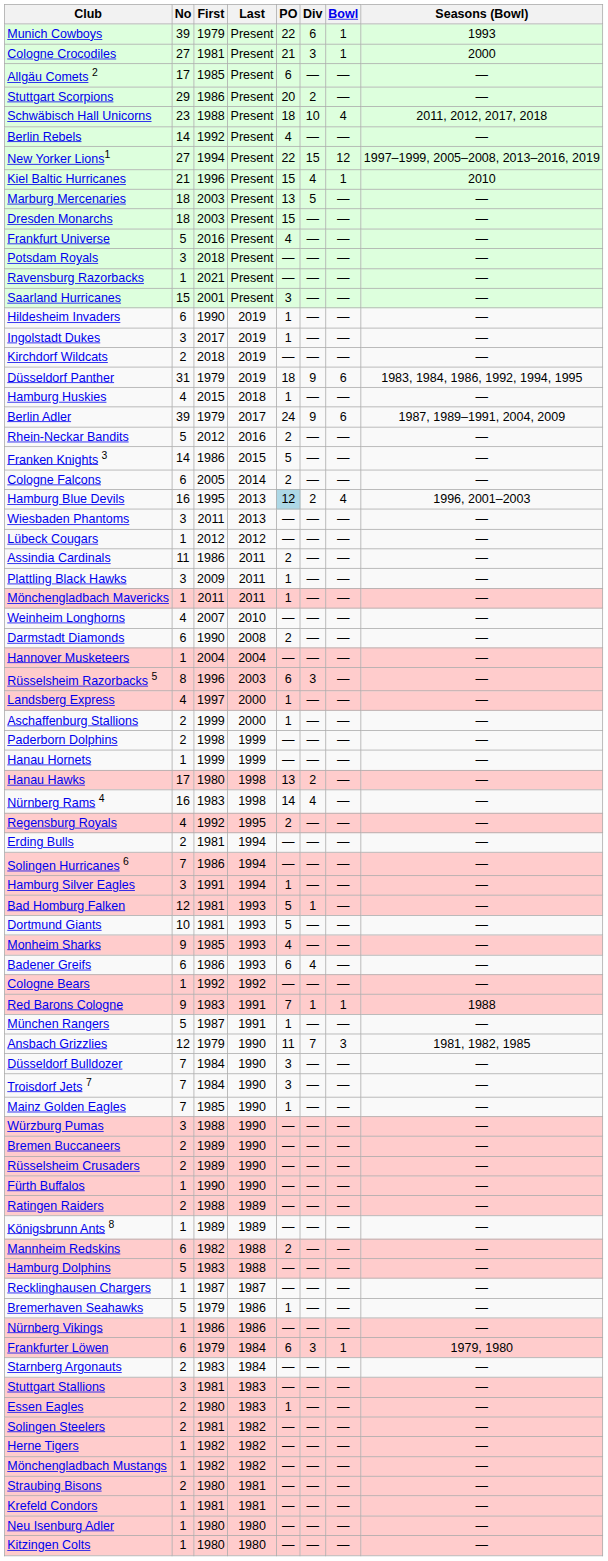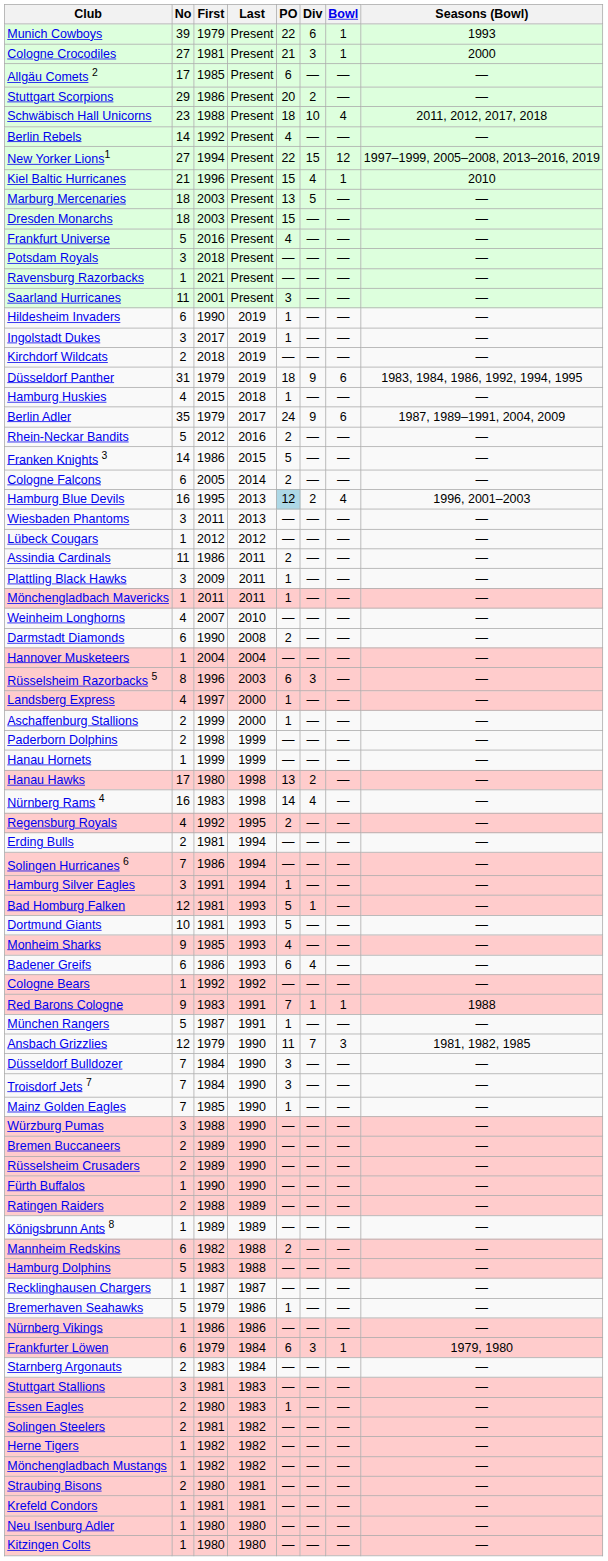(183, 298) 15 -> (183, 298) 11
(183, 416) 39 -> (183, 416) 35
